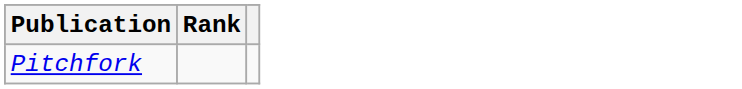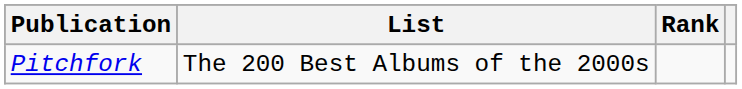+ column: (416, 25)
